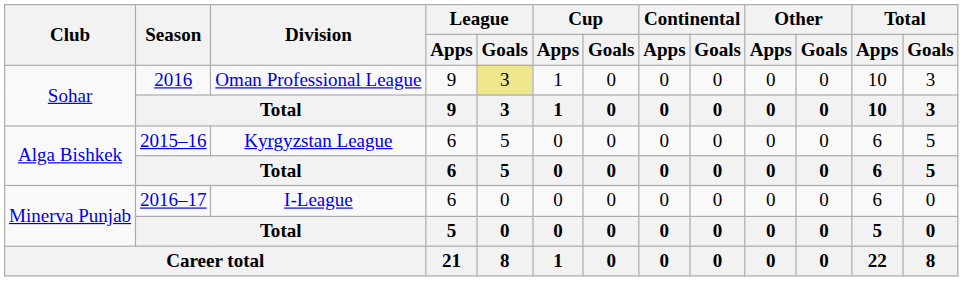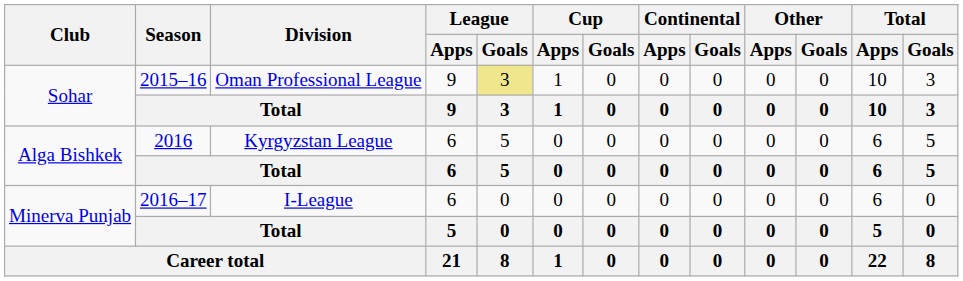(173, 79) 2016 -> (173, 79) 2015–16
(173, 140) 2015–16 -> (173, 140) 2016
